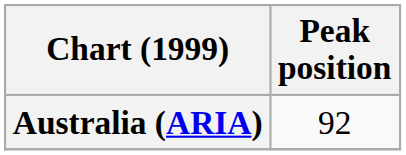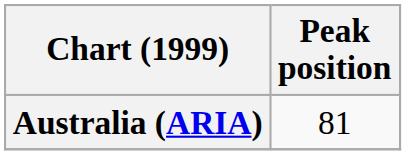(335, 121) 92 -> (335, 121) 81
